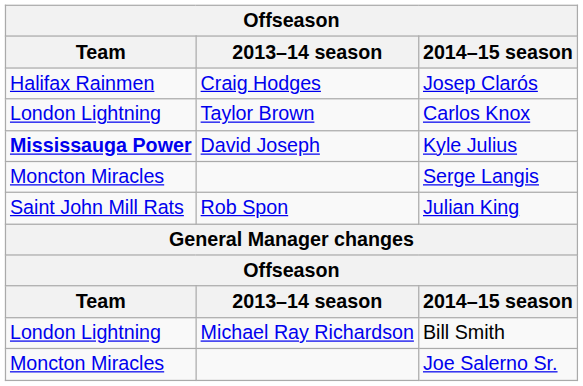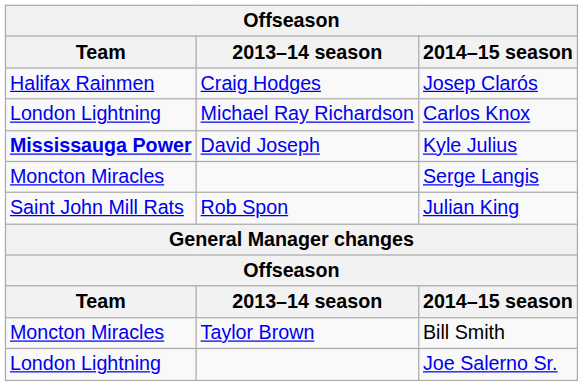(258, 114) Taylor Brown -> (307, 114) Michael Ray Richardson
(85, 332) London Lightning -> (87, 332) Moncton Miracles
(307, 332) Michael Ray Richardson -> (258, 332) Taylor Brown
(87, 364) Moncton Miracles -> (85, 364) London Lightning
